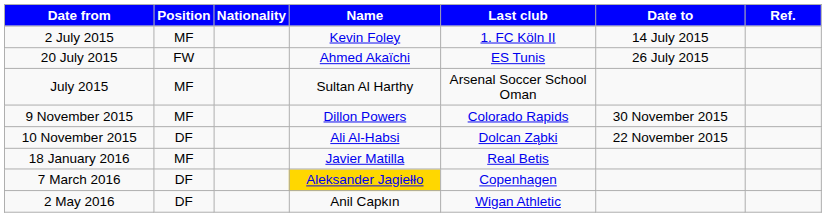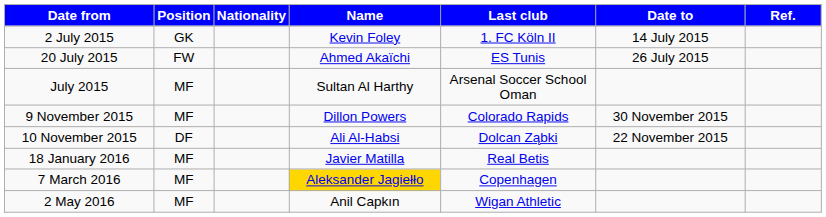(184, 37) MF -> (184, 37) GK
(184, 180) DF -> (184, 180) MF
(184, 202) DF -> (184, 202) MF
